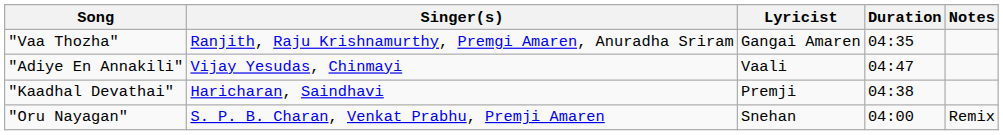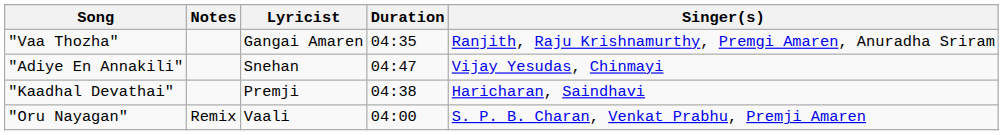columns swapped: (462, 17) <-> (972, 17)
(764, 67) Vaali -> (271, 67) Snehan
(769, 117) Snehan -> (267, 117) Vaali
